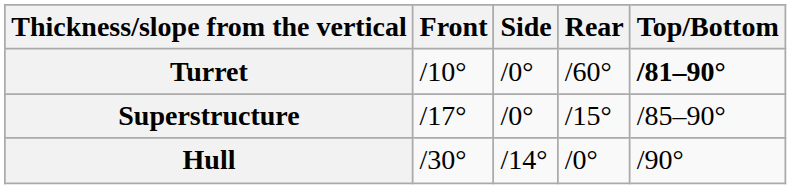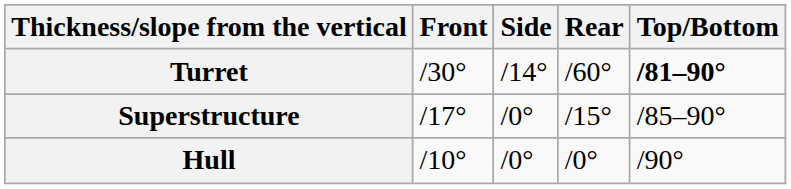(443, 71) /10° -> (443, 71) /30°
(517, 71) /0° -> (524, 71) /14°
(443, 159) /30° -> (443, 159) /10°
(524, 159) /14° -> (517, 159) /0°
